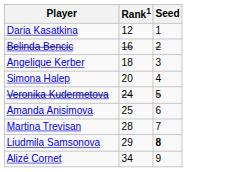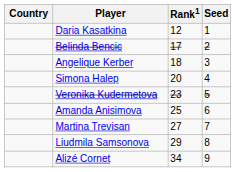+ column: (29, 13)
(127, 47) 16 -> (176, 47) 17
(127, 95) 24 -> (176, 95) 23
(127, 127) 28 -> (176, 127) 27
(158, 143) bold -> (207, 143) normal
